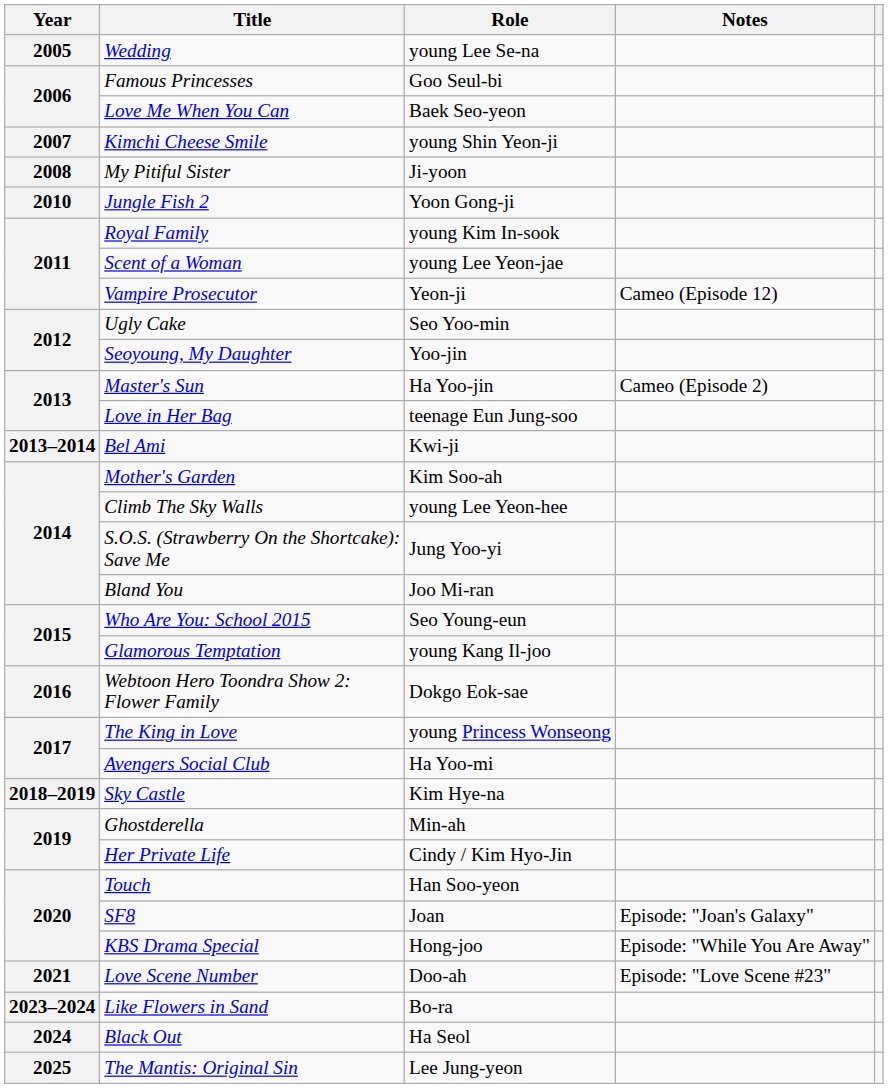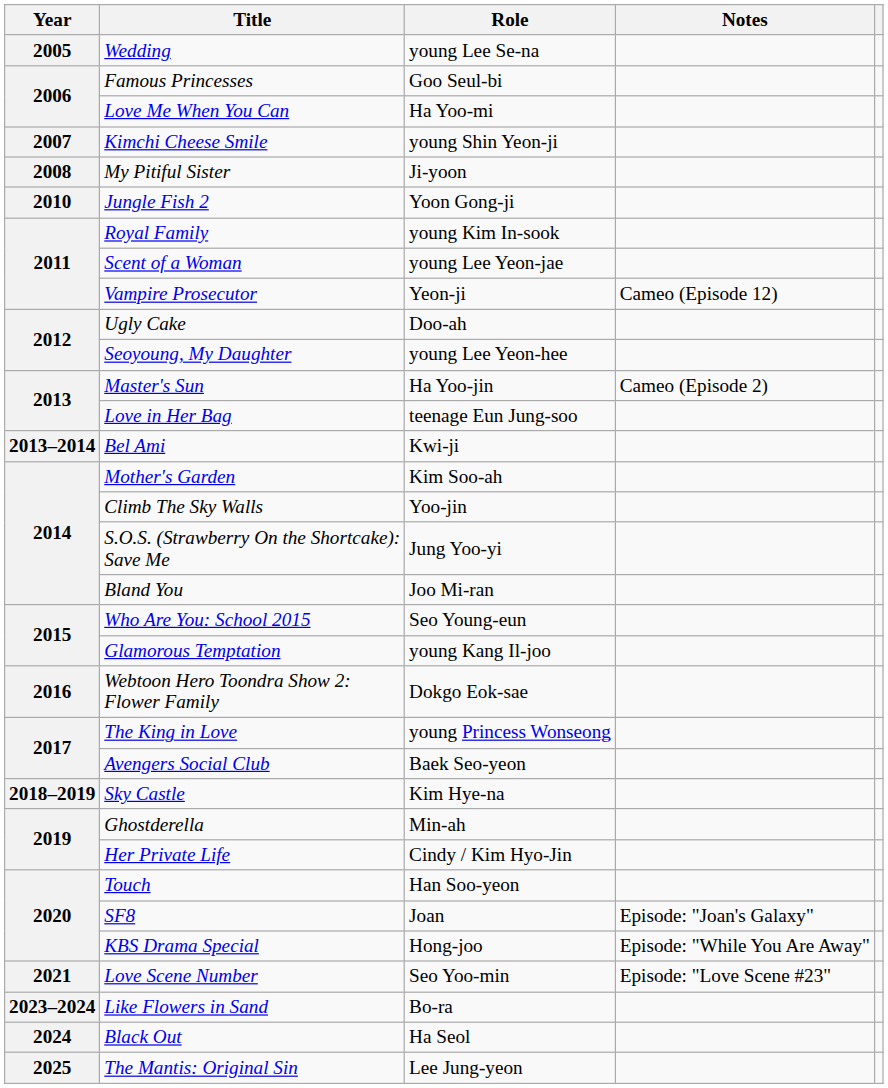(467, 111) Baek Seo-yeon -> (451, 111) Ha Yoo-mi
(459, 324) Seo Yoo-min -> (438, 324) Doo-ah
(438, 354) Yoo-jin -> (488, 354) young Lee Yeon-hee
(488, 506) young Lee Yeon-hee -> (438, 506) Yoo-jin
(451, 763) Ha Yoo-mi -> (467, 763) Baek Seo-yeon
(438, 976) Doo-ah -> (459, 976) Seo Yoo-min
